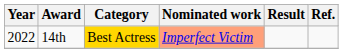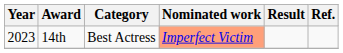(21, 37) 2022 -> (21, 37) 2023
(122, 37) gold background -> (122, 37) no background
